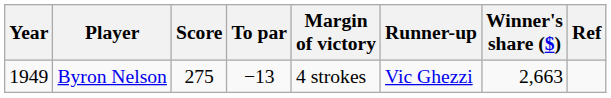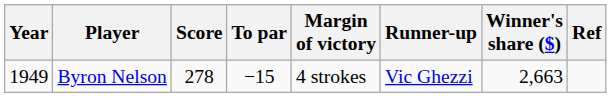(199, 76) 275 -> (199, 76) 278
(259, 76) −13 -> (259, 76) −15
